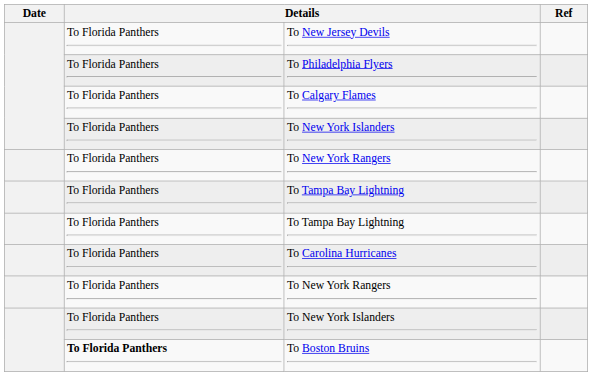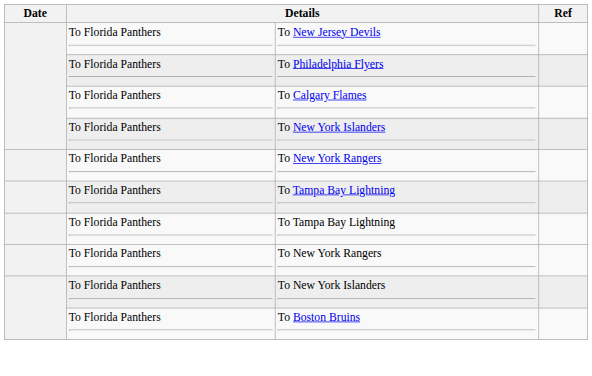- row: (34, 260)
(174, 352) bold -> (171, 321) normal
